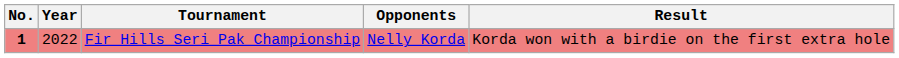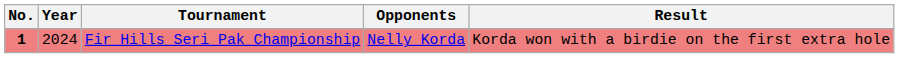(60, 41) 2022 -> (60, 41) 2024
